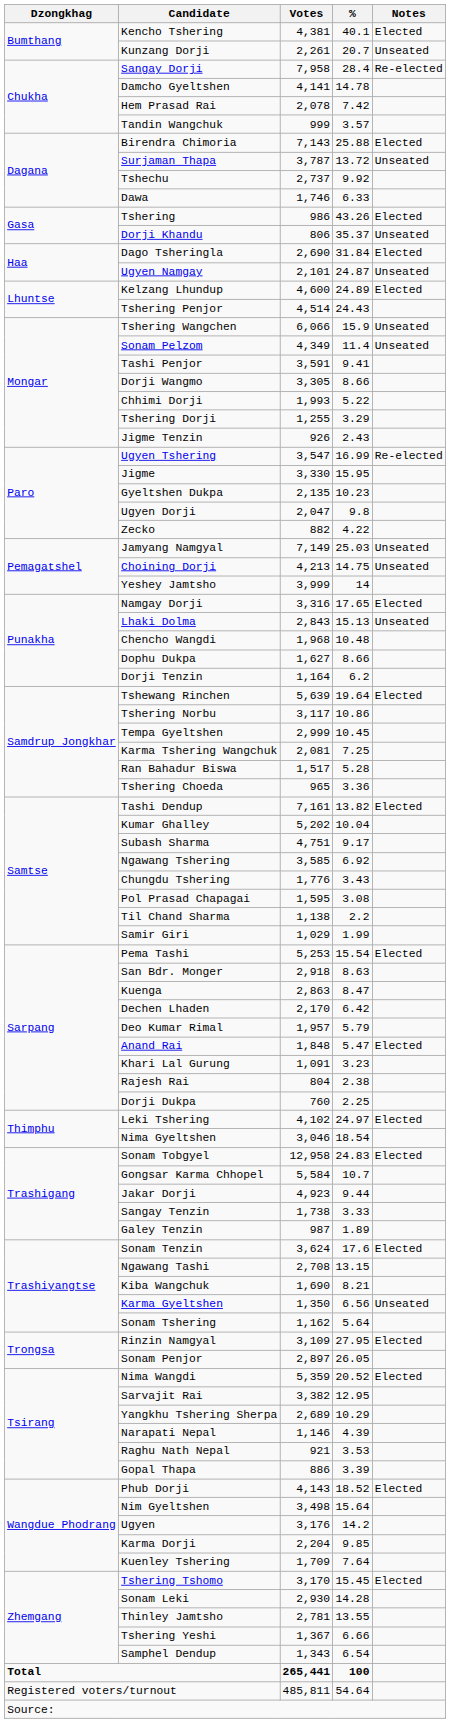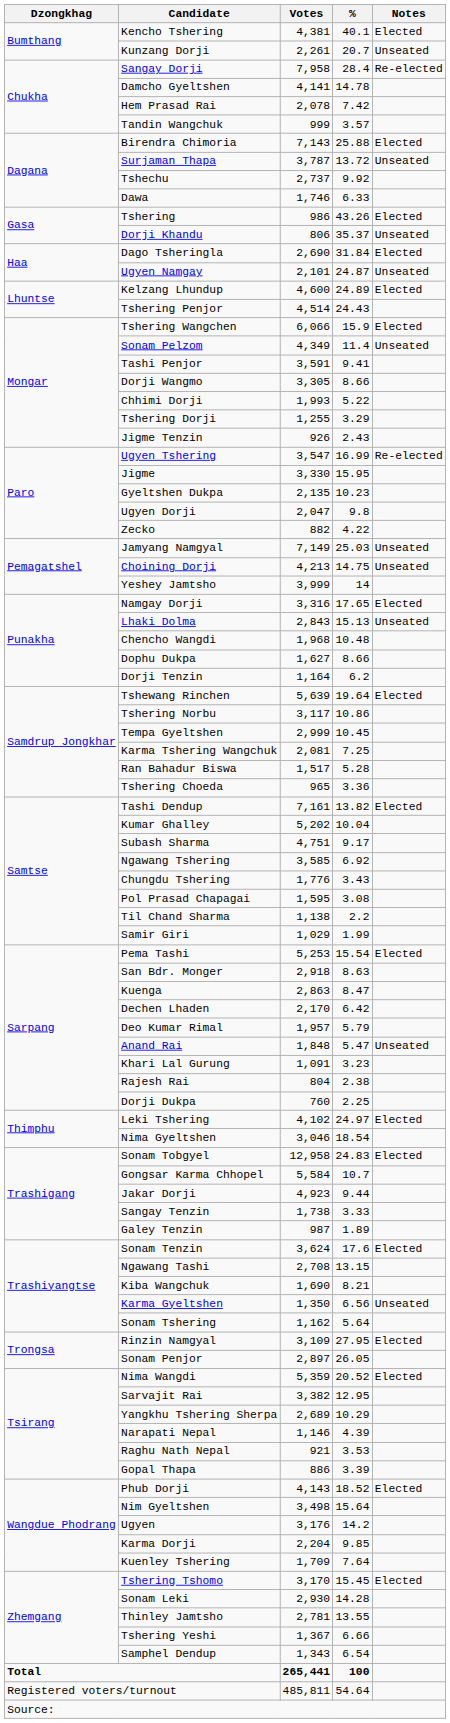(402, 327) Unseated -> (399, 327) Elected
(399, 1046) Elected -> (402, 1046) Unseated
